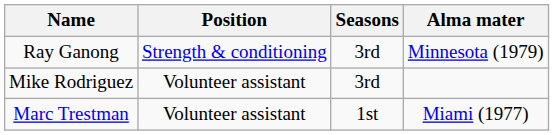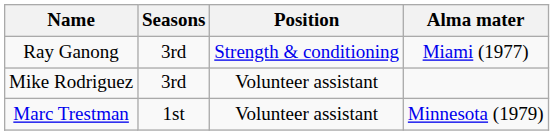columns swapped: (234, 20) <-> (367, 20)
(476, 51) Minnesota (1979) -> (476, 51) Miami (1977)
(476, 114) Miami (1977) -> (476, 114) Minnesota (1979)
